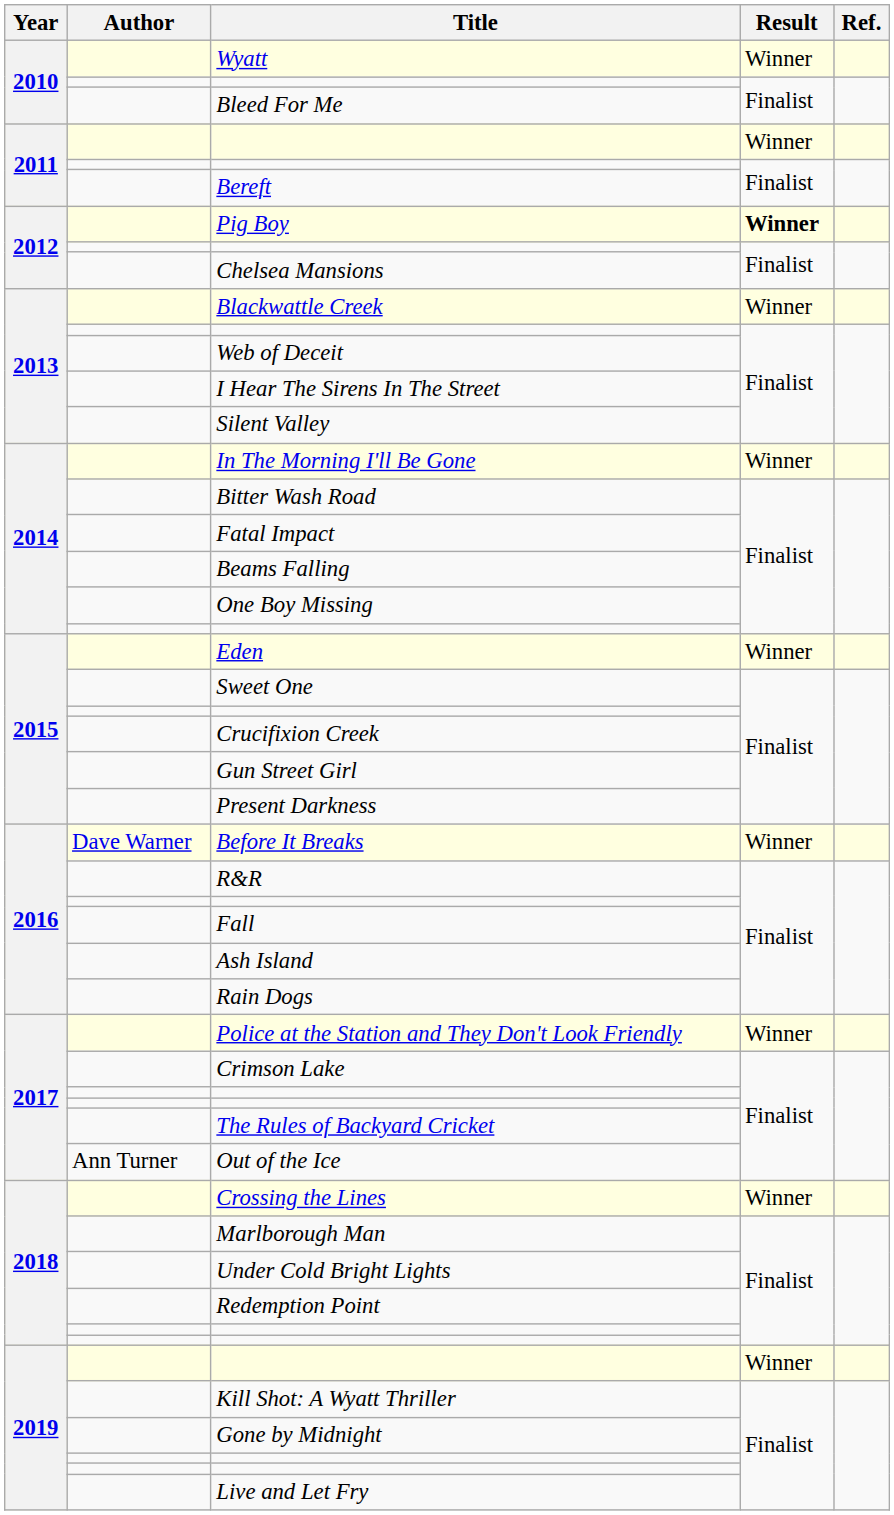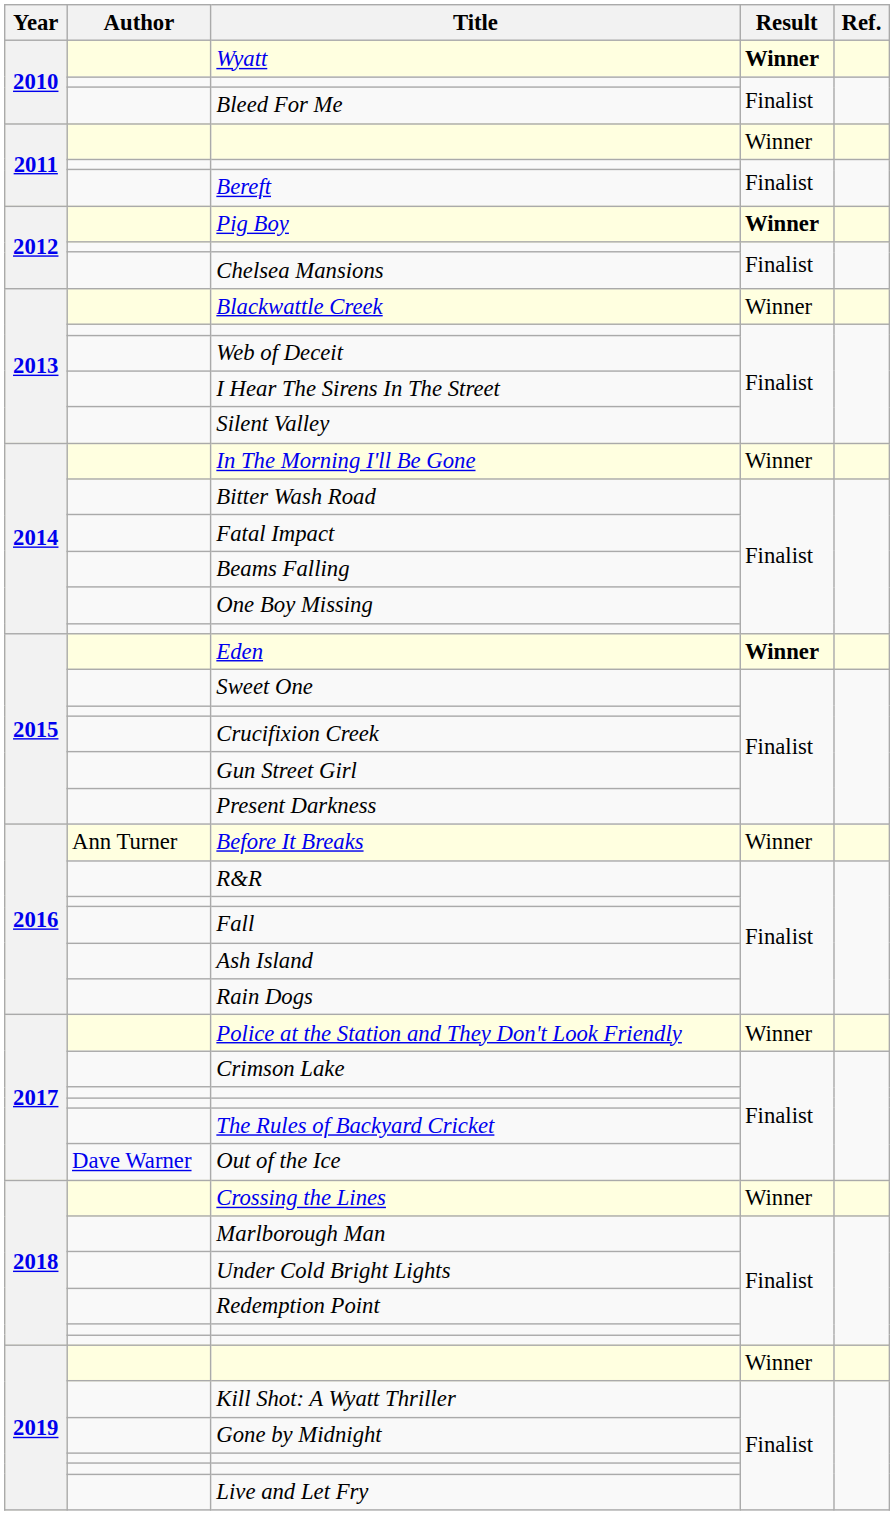(779, 58) normal -> (782, 58) bold
(779, 651) normal -> (782, 651) bold
(132, 842) Dave Warner -> (125, 842) Ann Turner
(125, 1161) Ann Turner -> (132, 1161) Dave Warner
